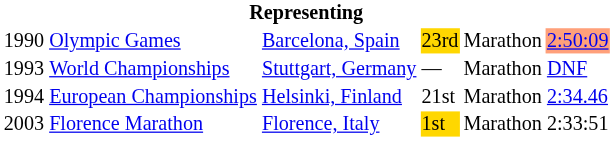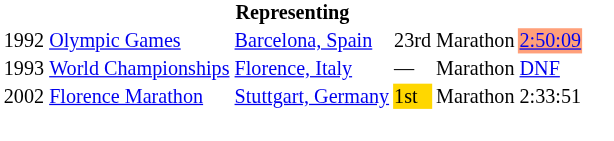(24, 40) 1990 -> (24, 40) 1992
(440, 40) gold background -> (413, 40) no background
(339, 68) Stuttgart, Germany -> (293, 68) Florence, Italy
- row: (153, 96)
(24, 123) 2003 -> (24, 96) 2002
(321, 123) Florence, Italy -> (312, 96) Stuttgart, Germany
